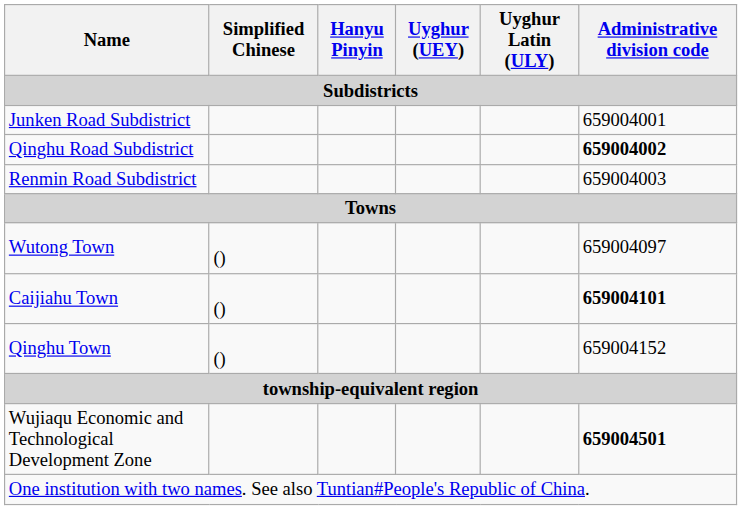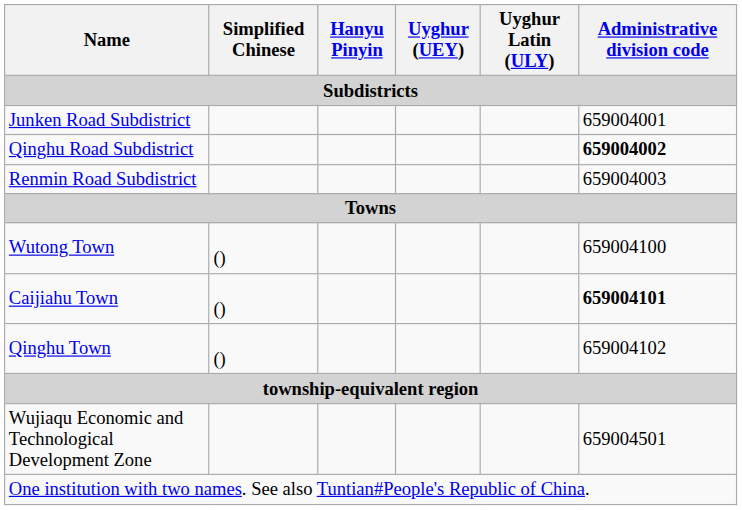(624, 248) 659004097 -> (624, 248) 659004100
(624, 348) 659004152 -> (624, 348) 659004102
(624, 438) bold -> (624, 438) normal
